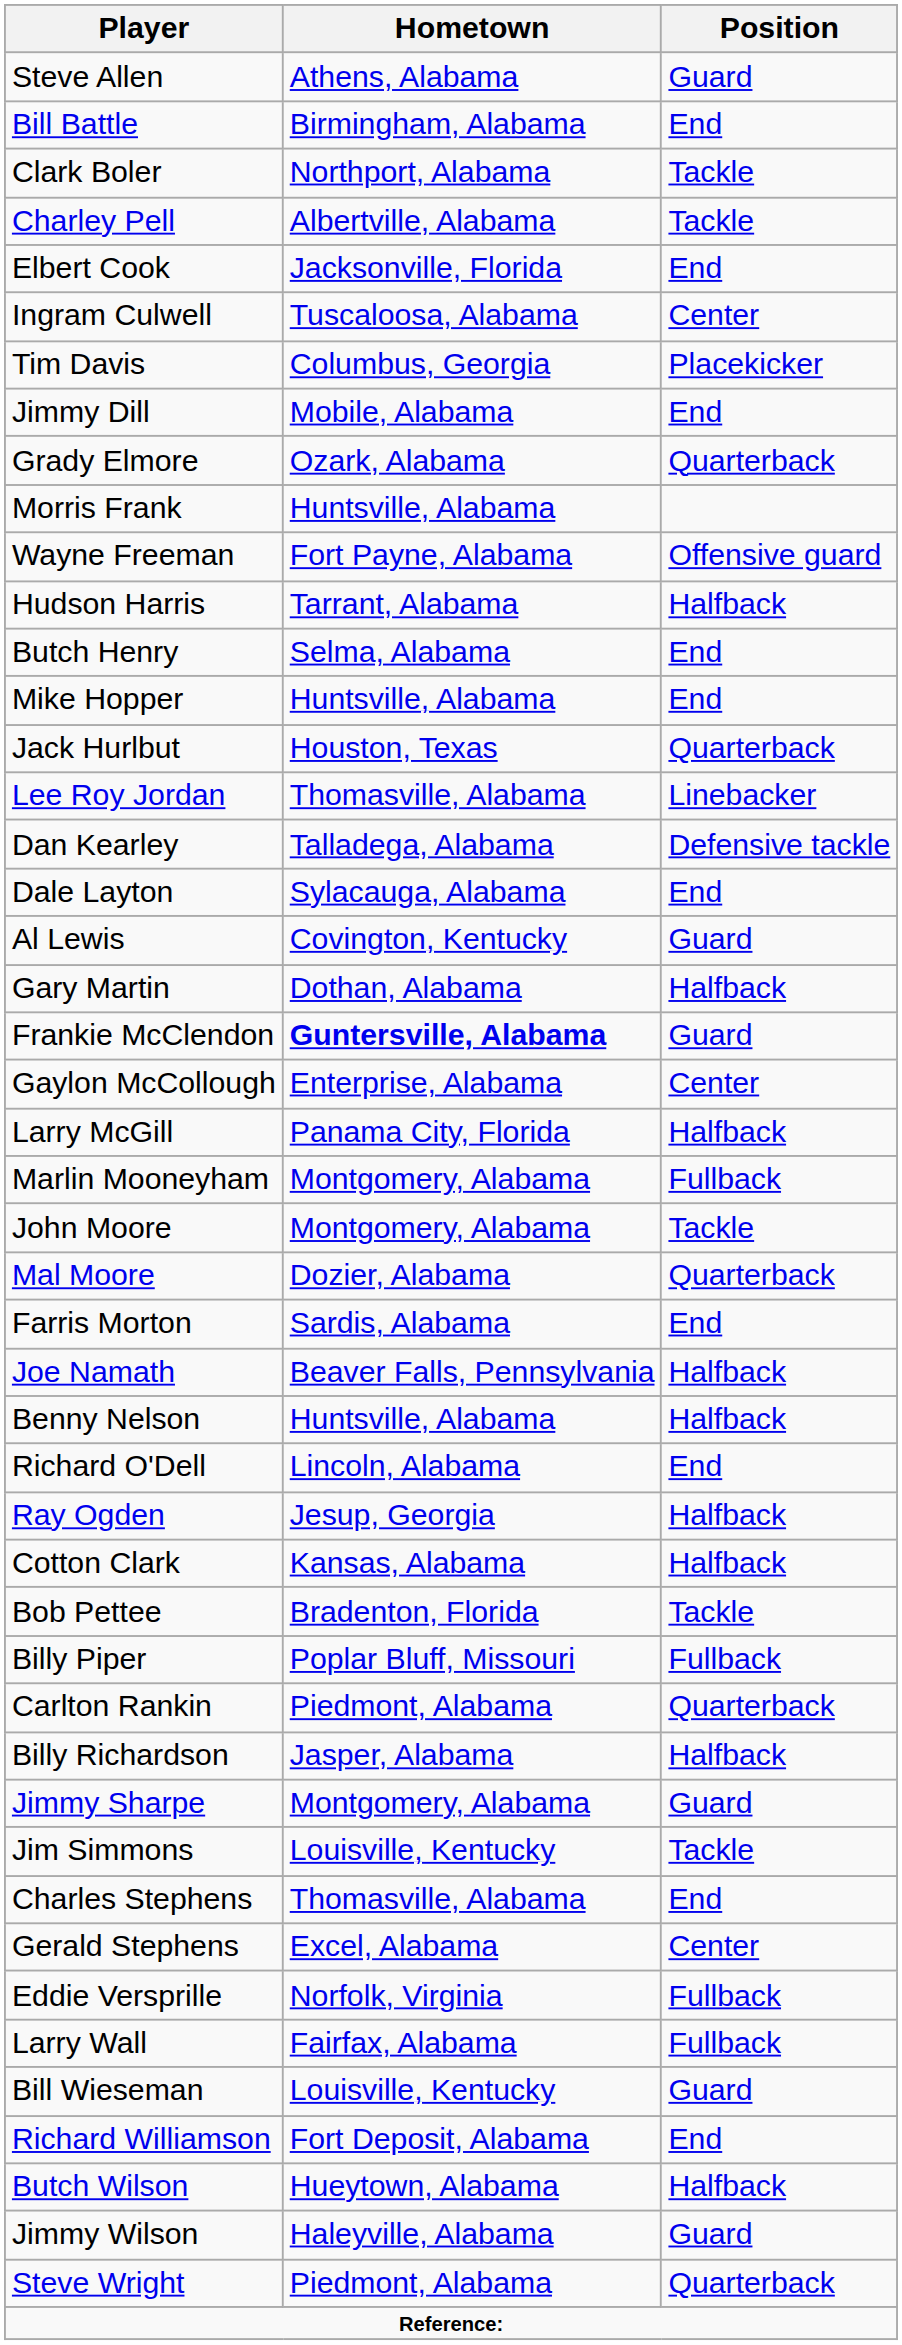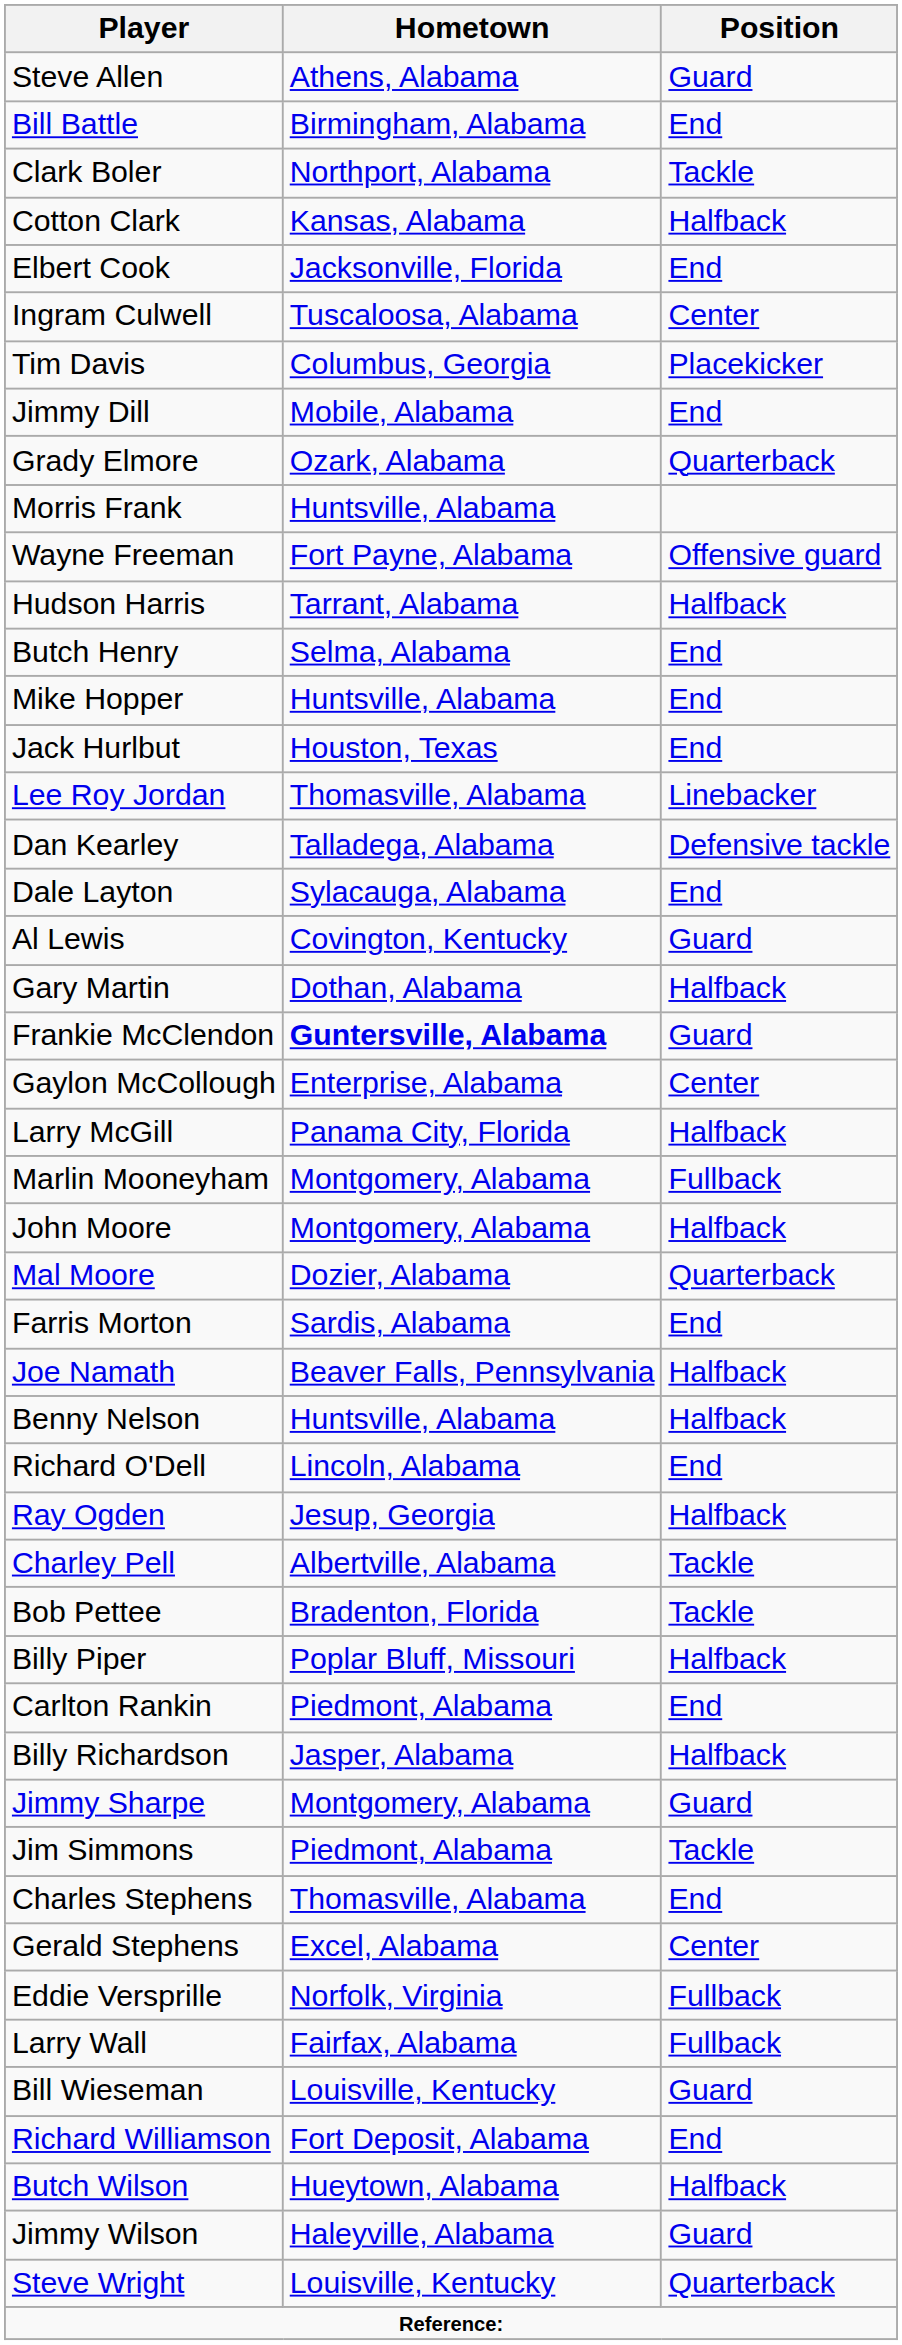rows swapped: (96, 1563) <-> (93, 220)
(752, 747) Quarterback -> (695, 747) End
(711, 1227) Tackle -> (727, 1227) Halfback
(725, 1659) Fullback -> (727, 1659) Halfback
(752, 1707) Quarterback -> (695, 1707) End
(423, 1850) Louisville, Kentucky -> (421, 1850) Piedmont, Alabama
(421, 2282) Piedmont, Alabama -> (423, 2282) Louisville, Kentucky
